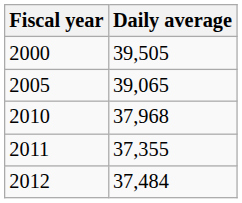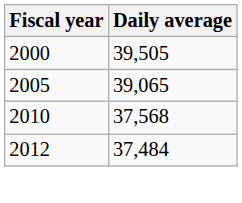(141, 117) 37,968 -> (141, 117) 37,568
- row: (29, 149)
